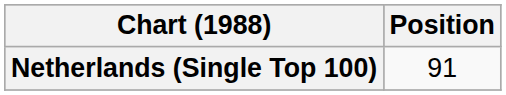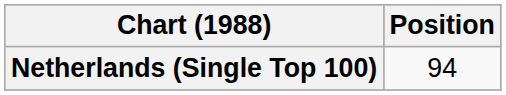(442, 68) 91 -> (442, 68) 94
